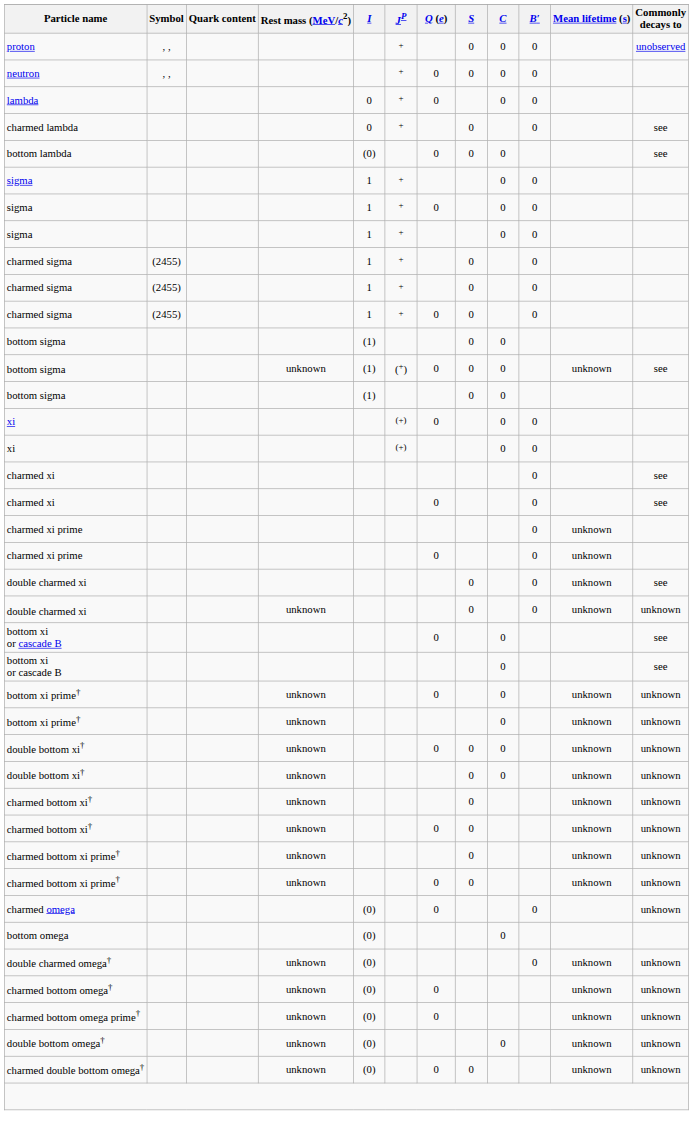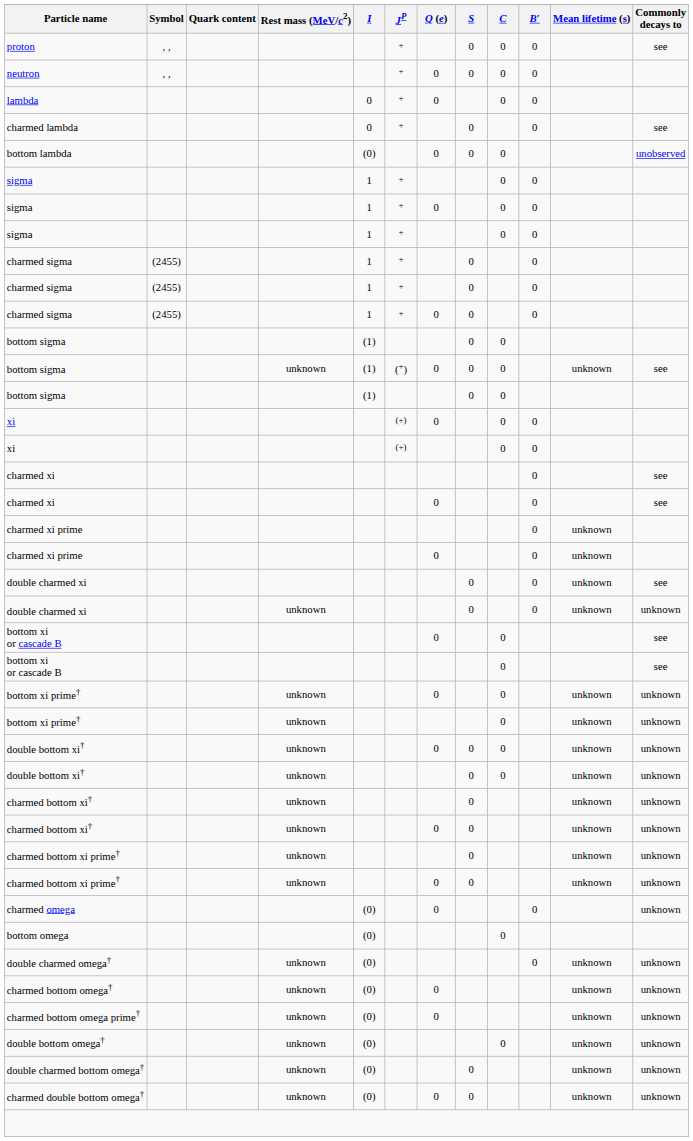(661, 46) unobserved -> (661, 46) see
(661, 154) see -> (661, 154) unobserved
+ row: (76, 1069)
